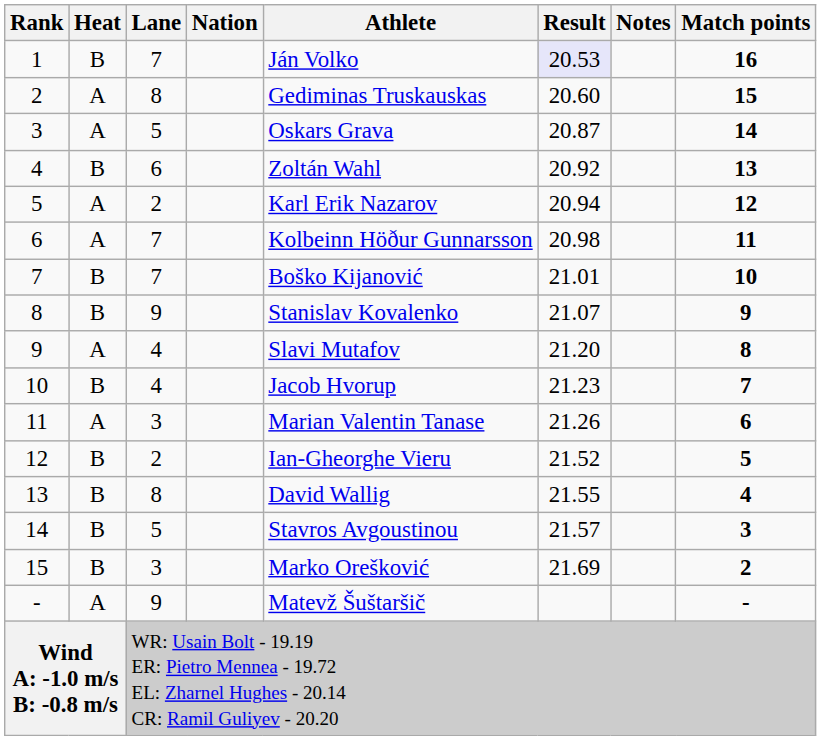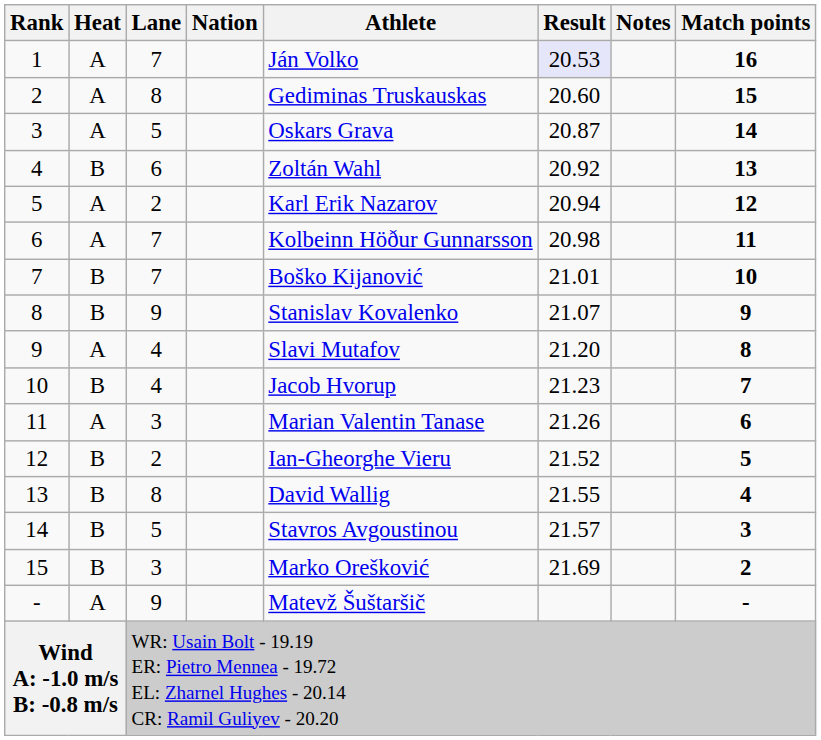(97, 58) B -> (97, 58) A
